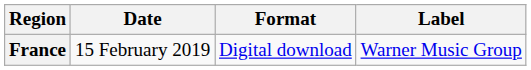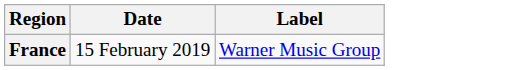- column: (285, 19)
